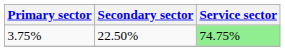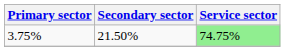(118, 35) 22.50% -> (118, 35) 21.50%
